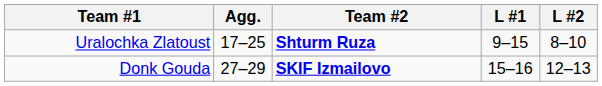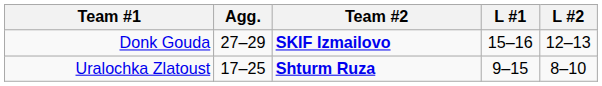rows swapped: (143, 42) <-> (165, 68)
